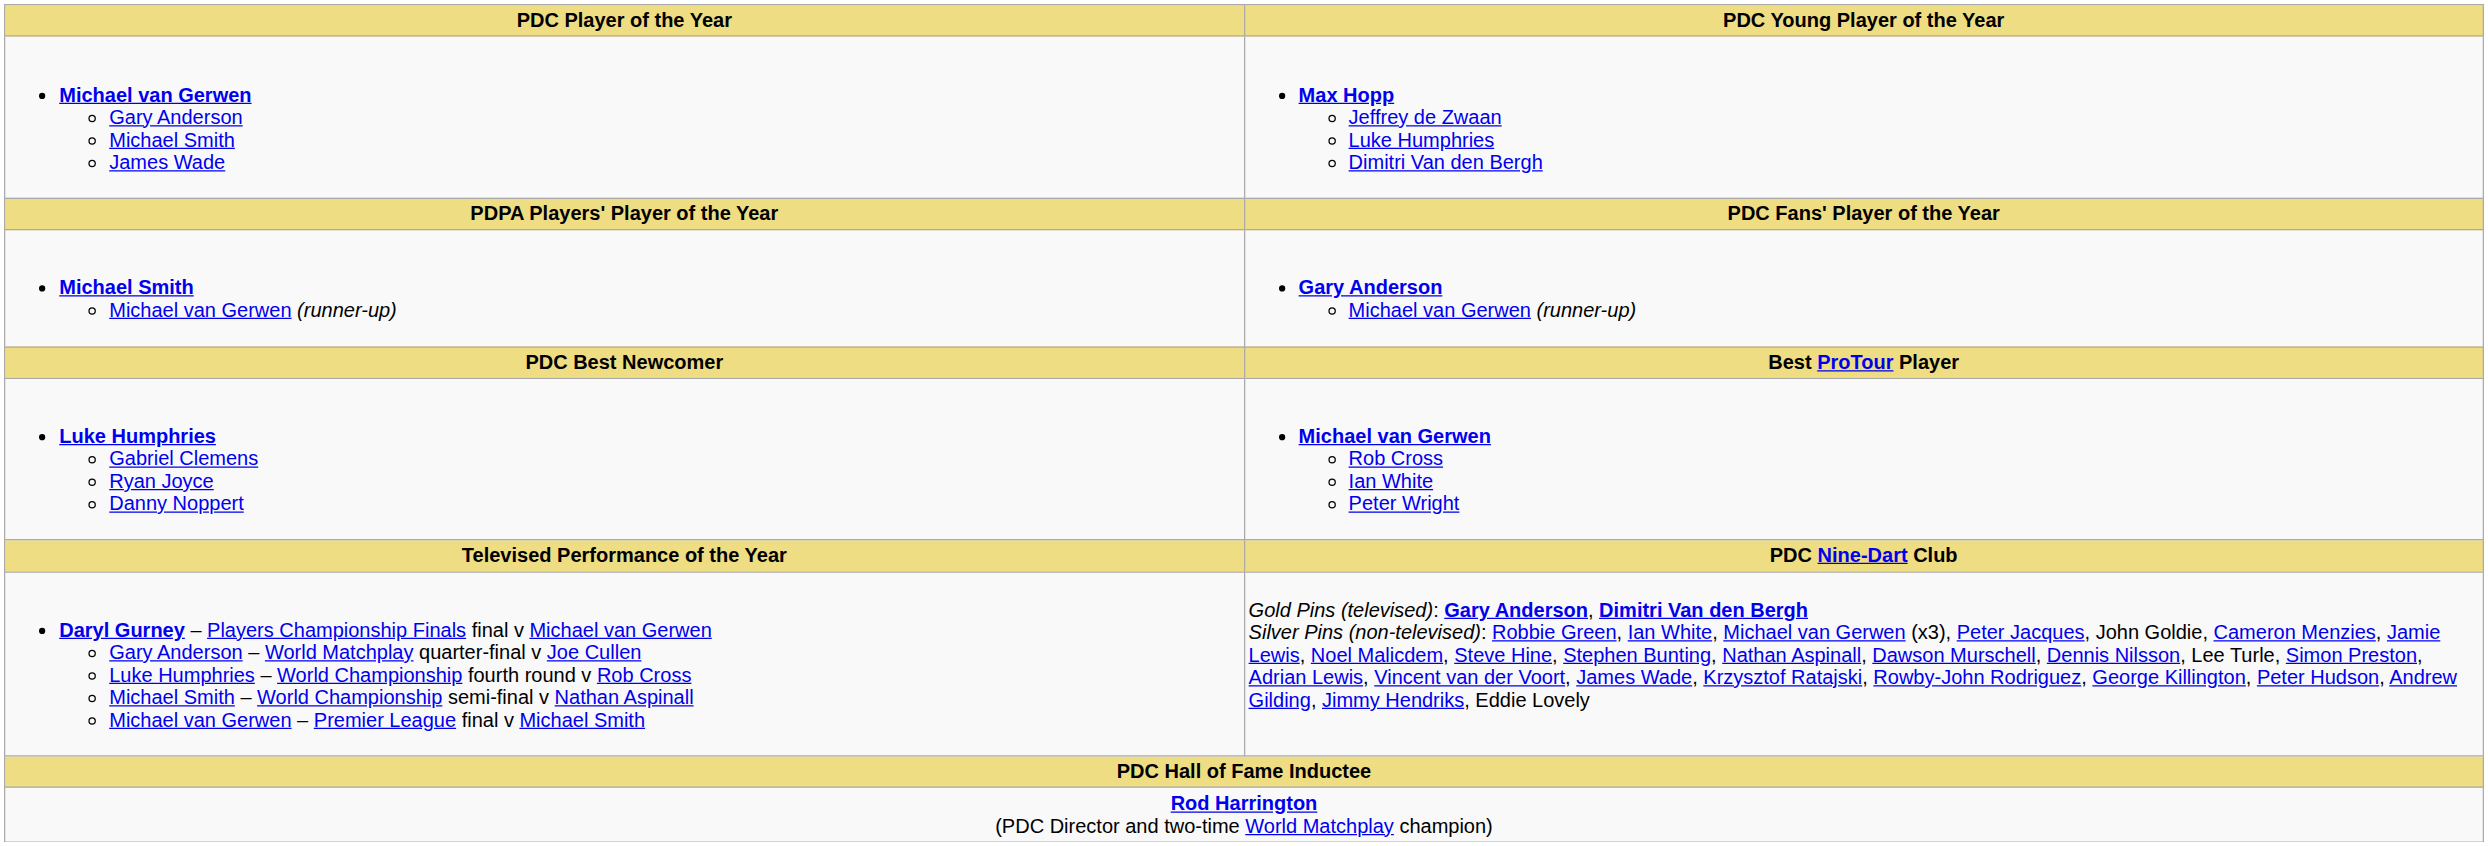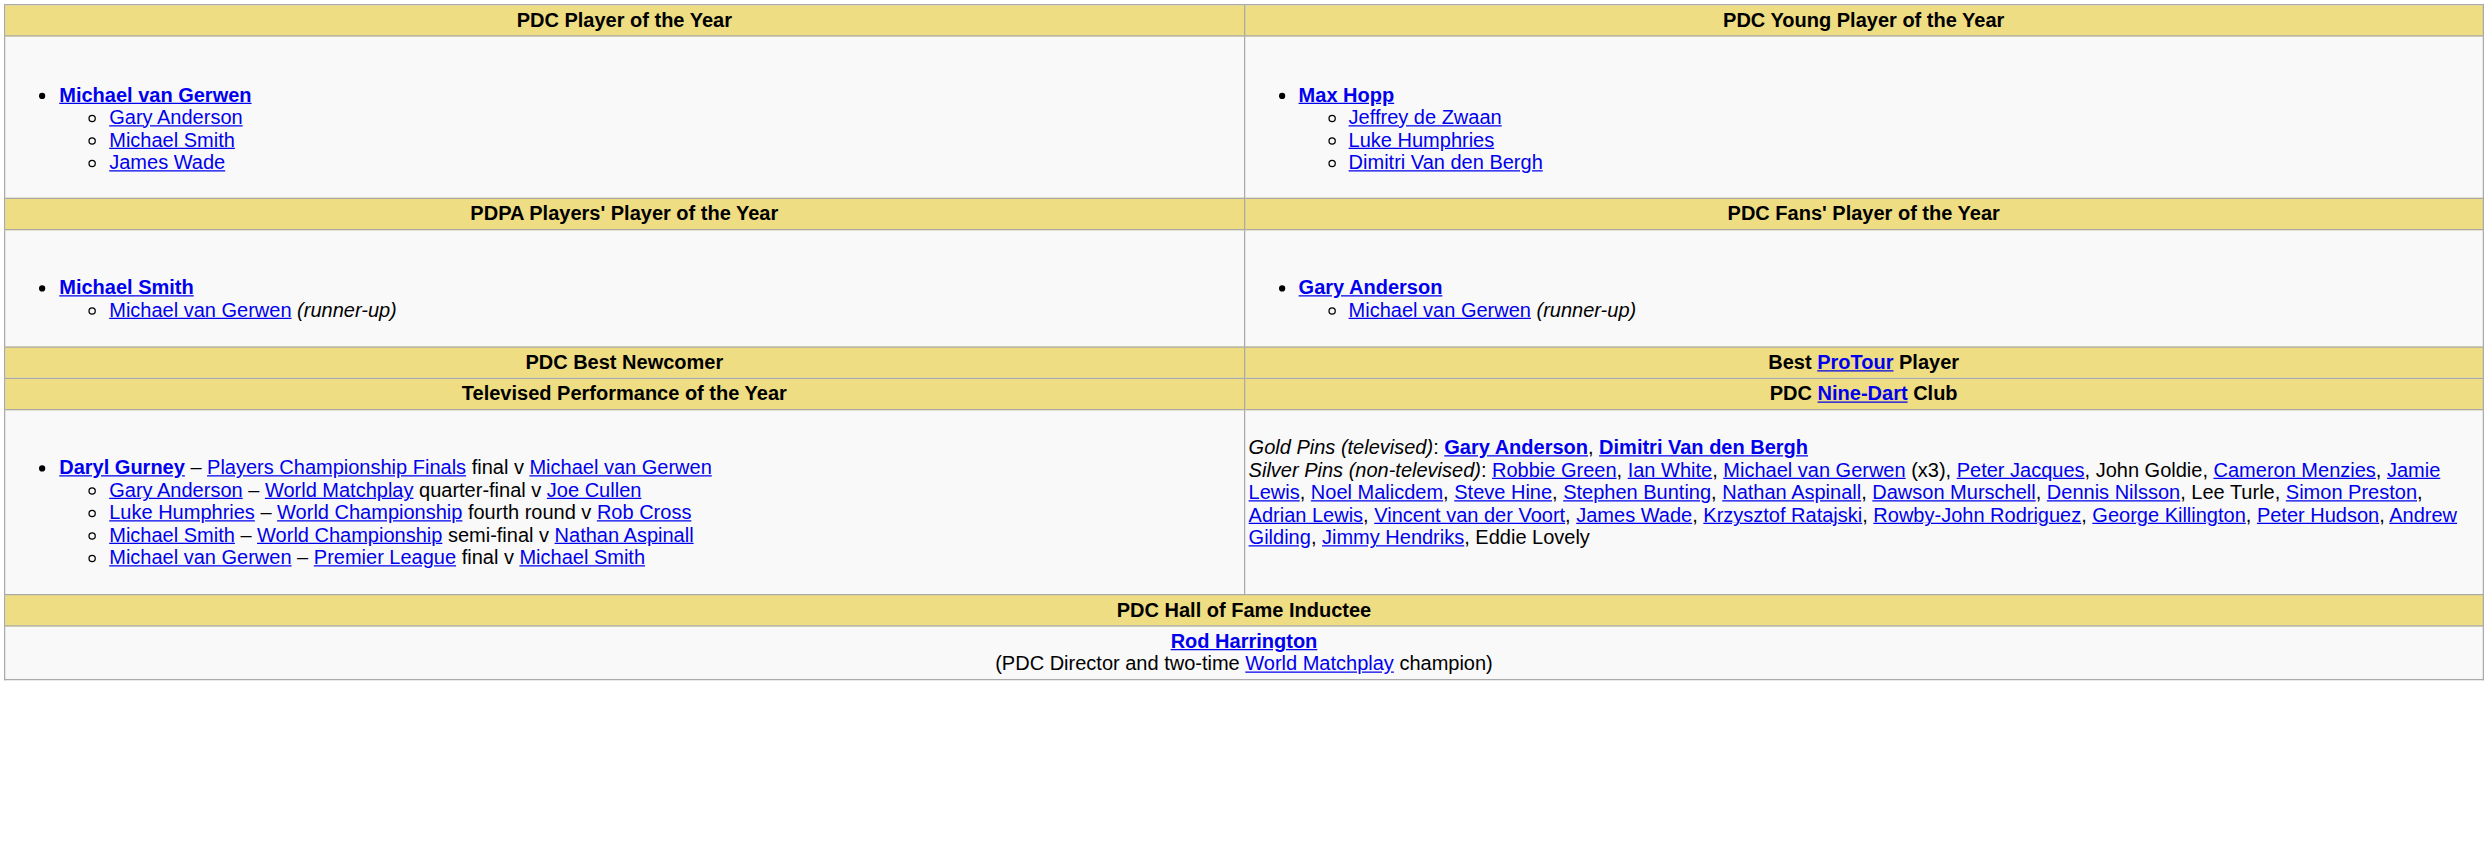- row: (624, 470)
